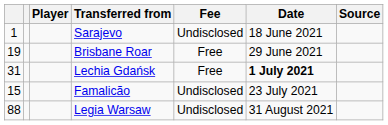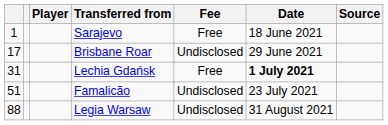(210, 33) Undisclosed -> (210, 33) Free
(14, 52) 19 -> (14, 52) 17
(210, 52) Free -> (210, 52) Undisclosed
(14, 91) 15 -> (14, 91) 51
